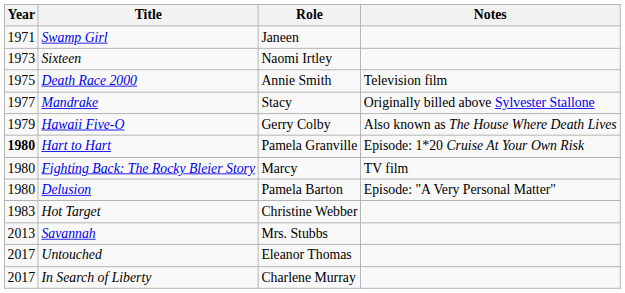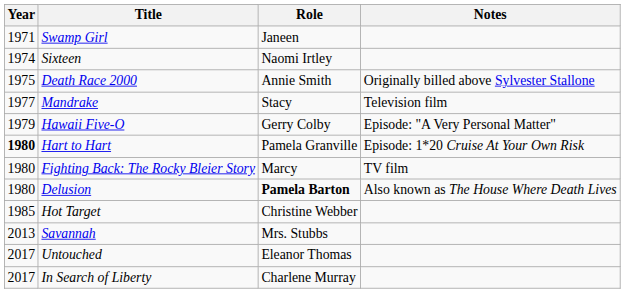(21, 59) 1973 -> (21, 59) 1974
(406, 80) Television film -> (479, 80) Originally billed above Sylvester Stallone
(479, 102) Originally billed above Sylvester Stallone -> (406, 102) Television film
(490, 124) Also known as The House Where Death Lives -> (460, 124) Episode: "A Very Personal Matter"
(302, 189) normal -> (306, 189) bold
(460, 189) Episode: "A Very Personal Matter" -> (490, 189) Also known as The House Where Death Lives
(21, 211) 1983 -> (21, 211) 1985
